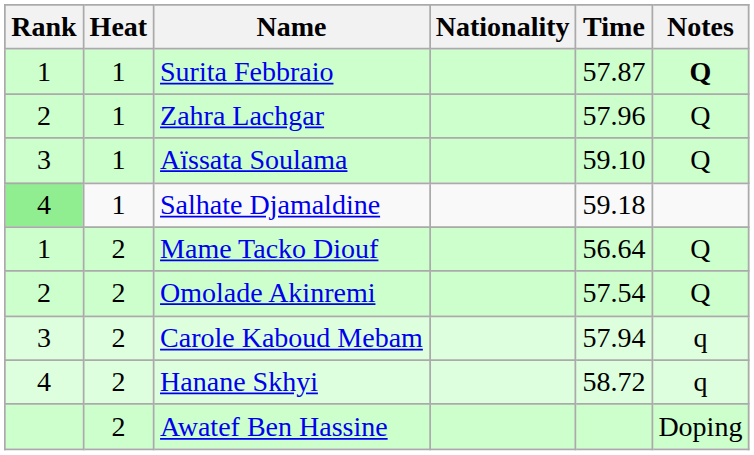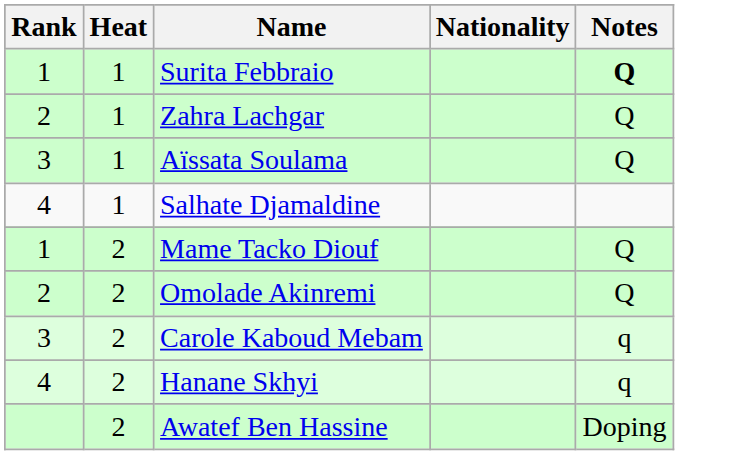- column: (614, 26)
(44, 204) lightgreen background -> (44, 204) no background
